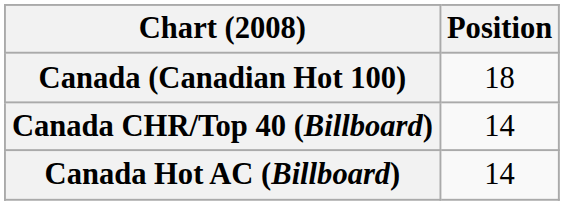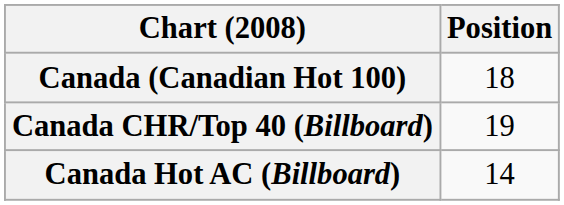(500, 125) 14 -> (500, 125) 19
